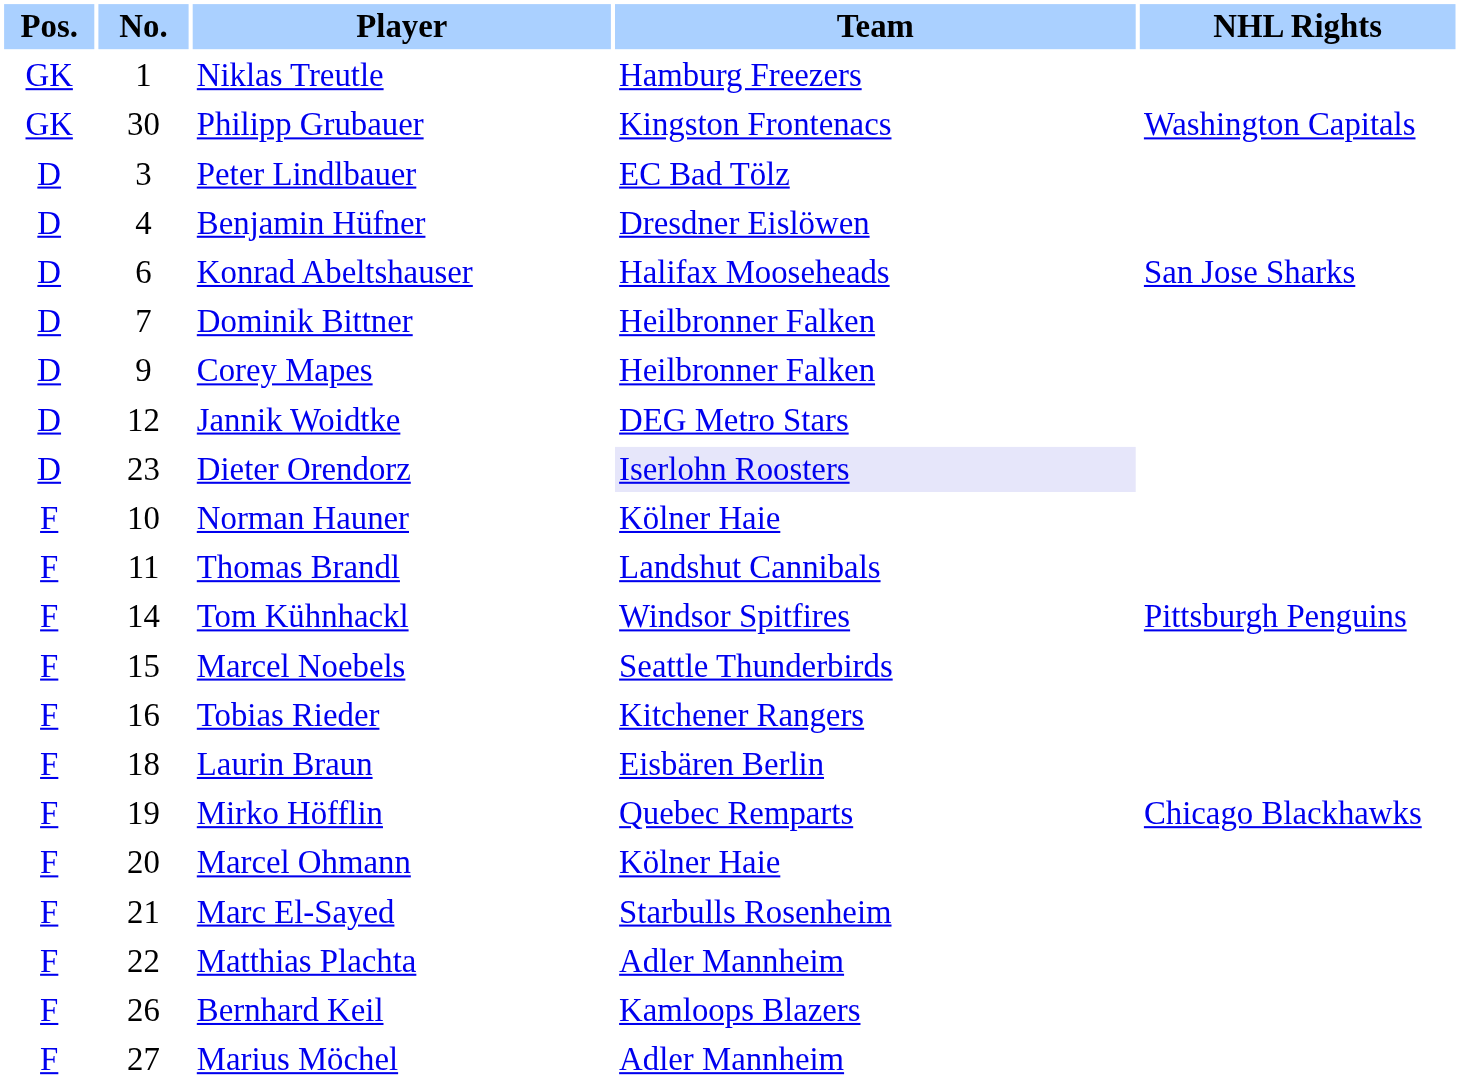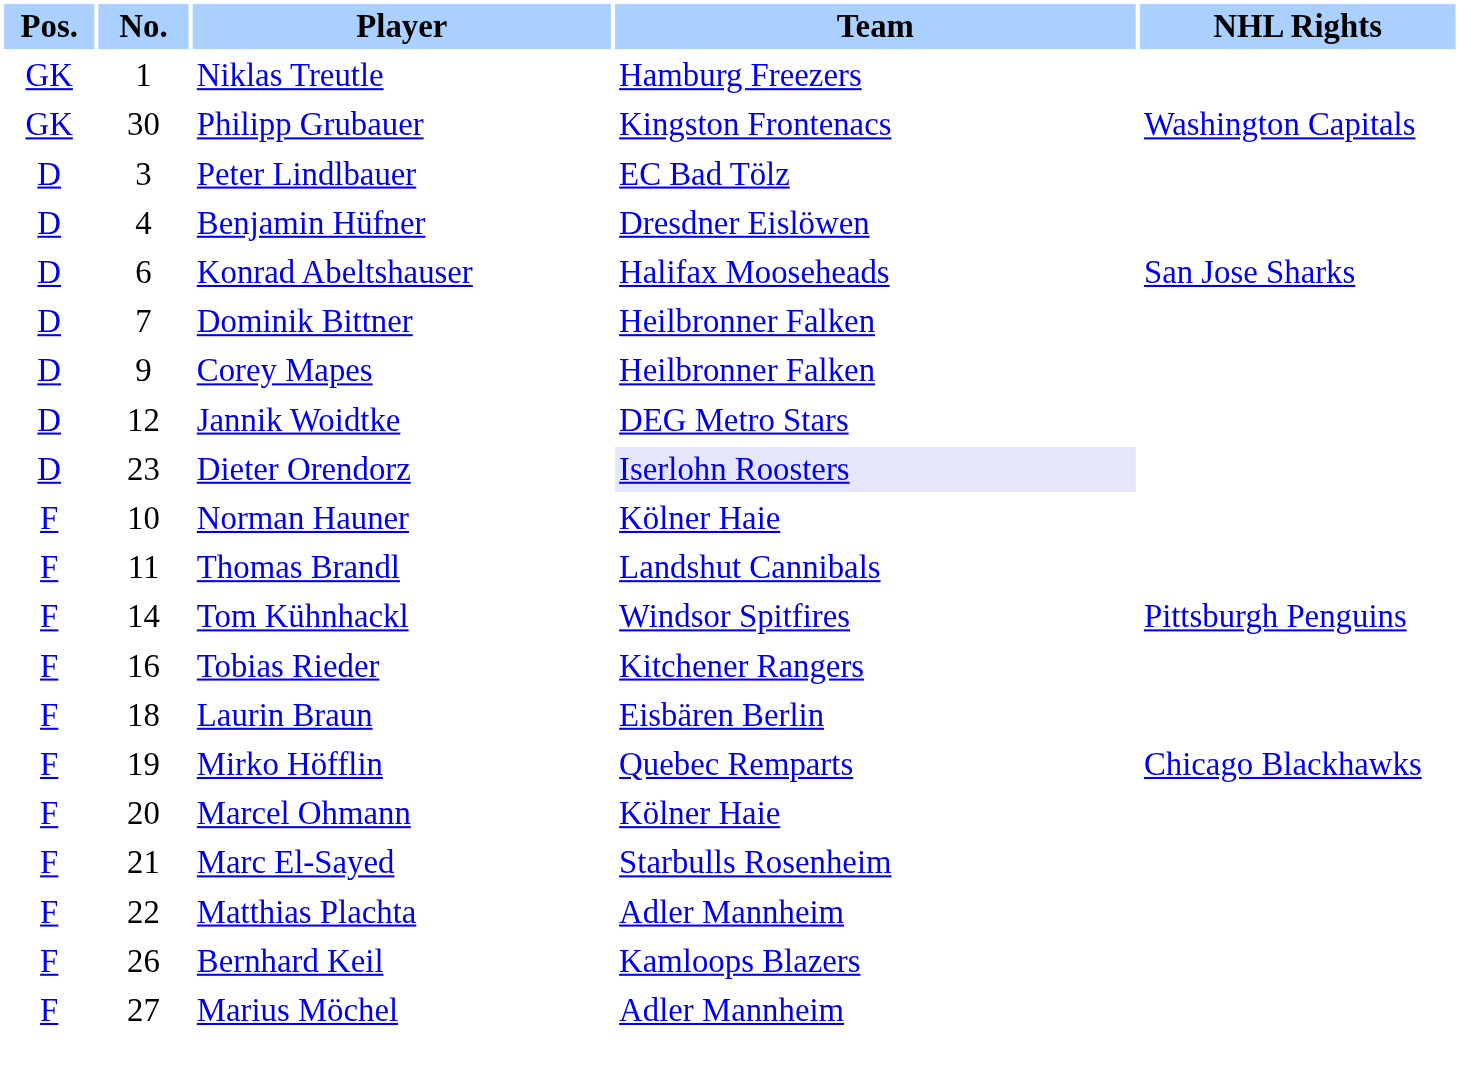- row: (301, 665)
